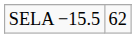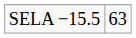(118, 18) 62 -> (118, 18) 63
